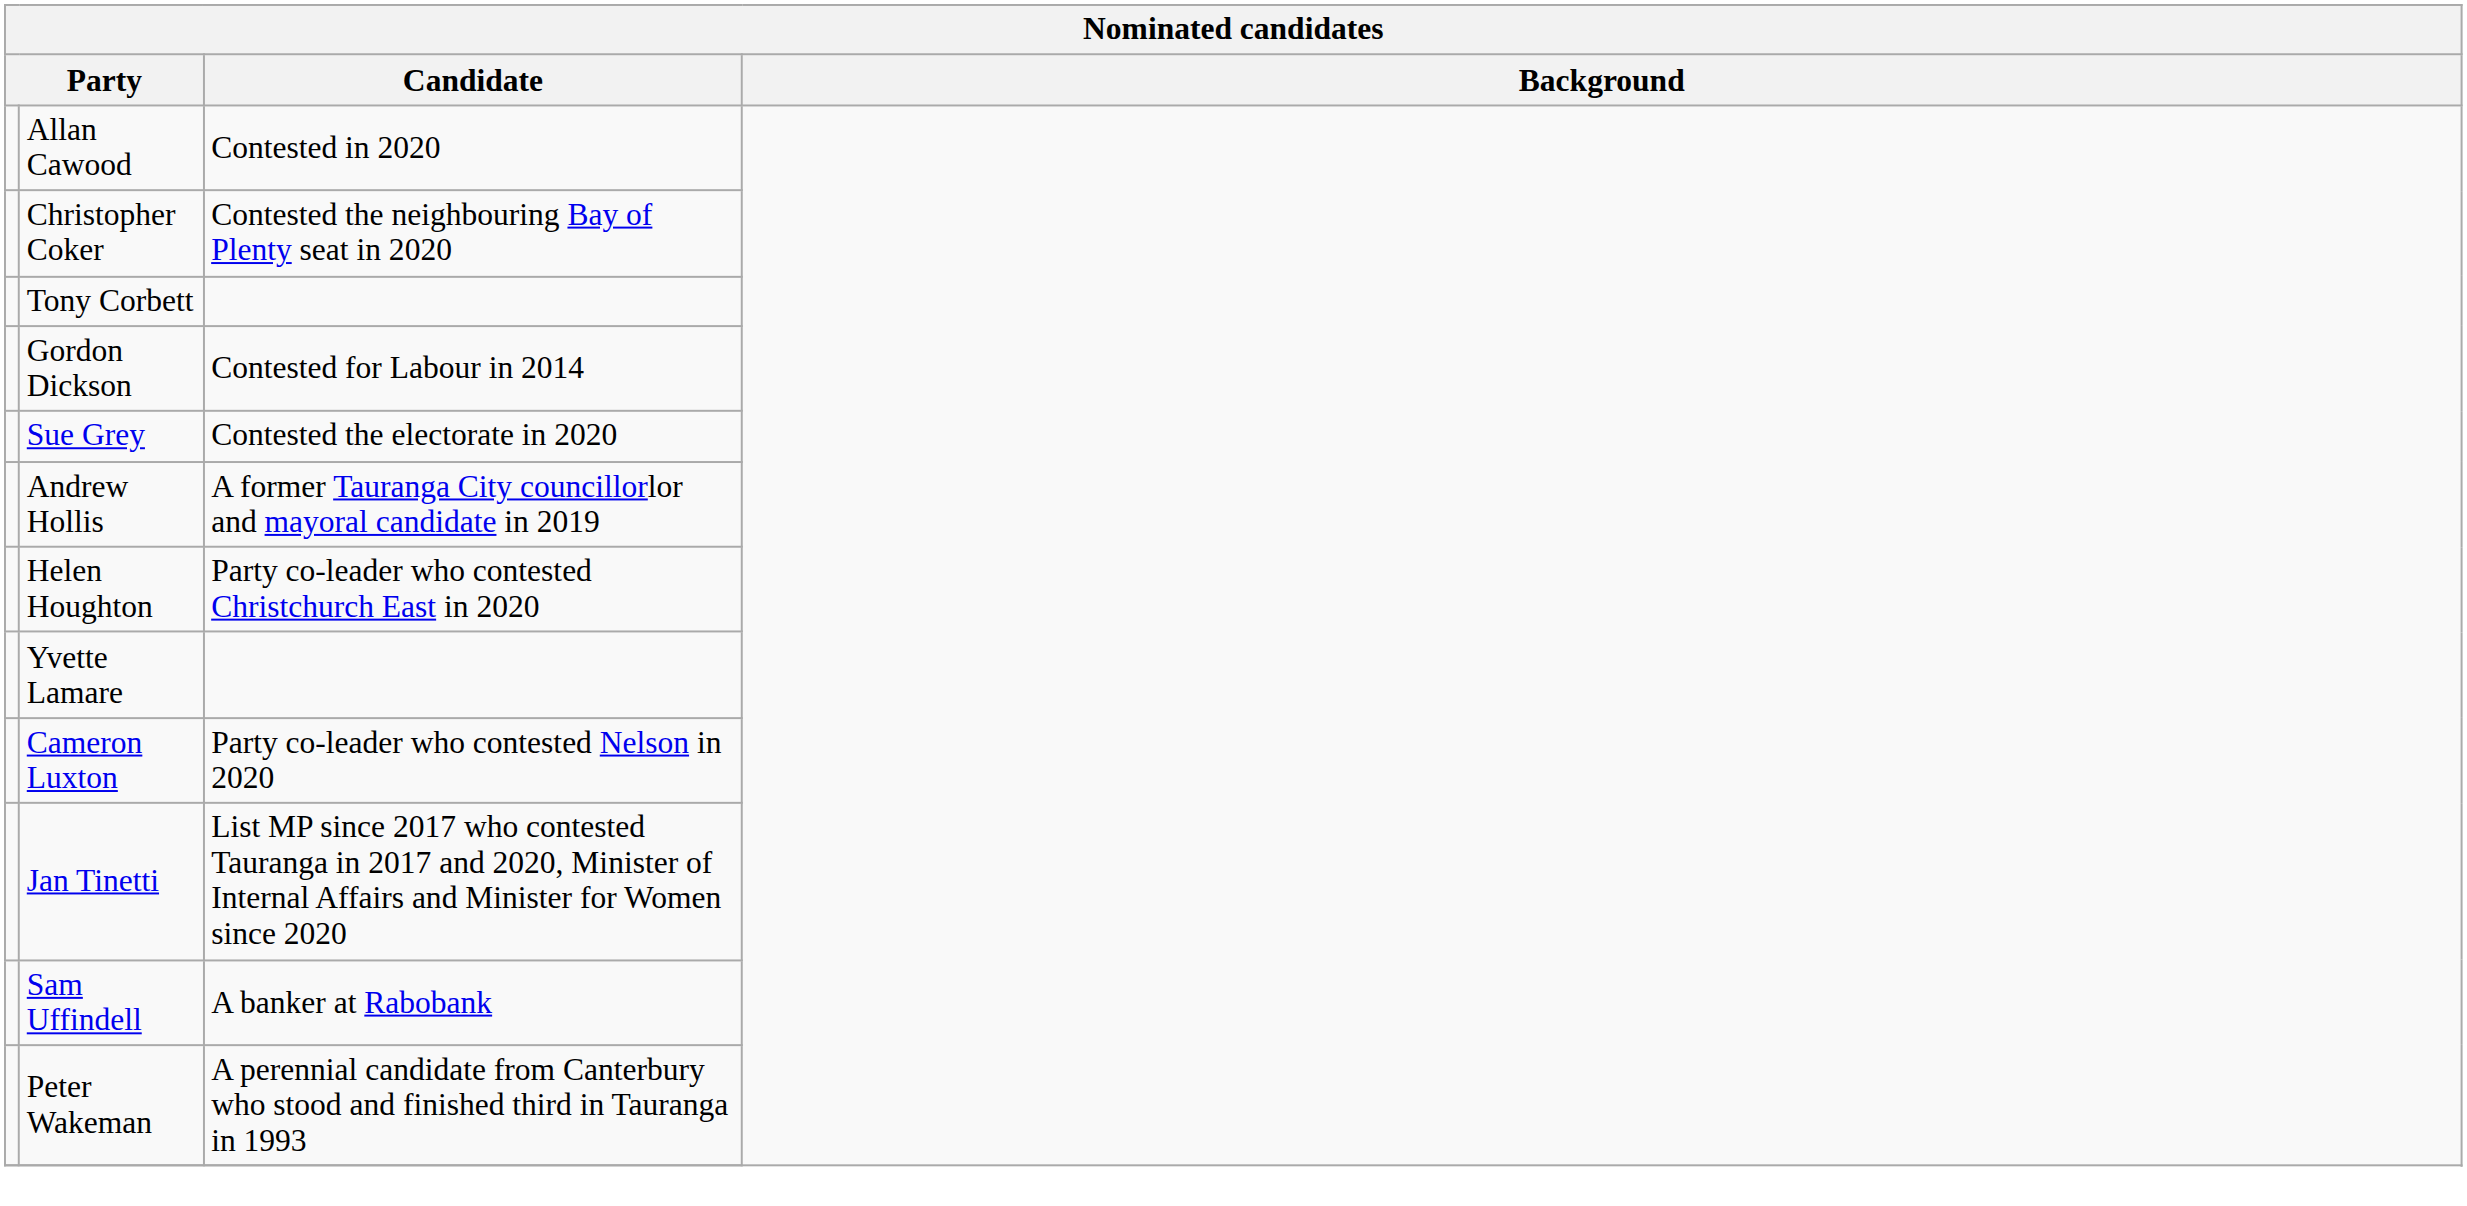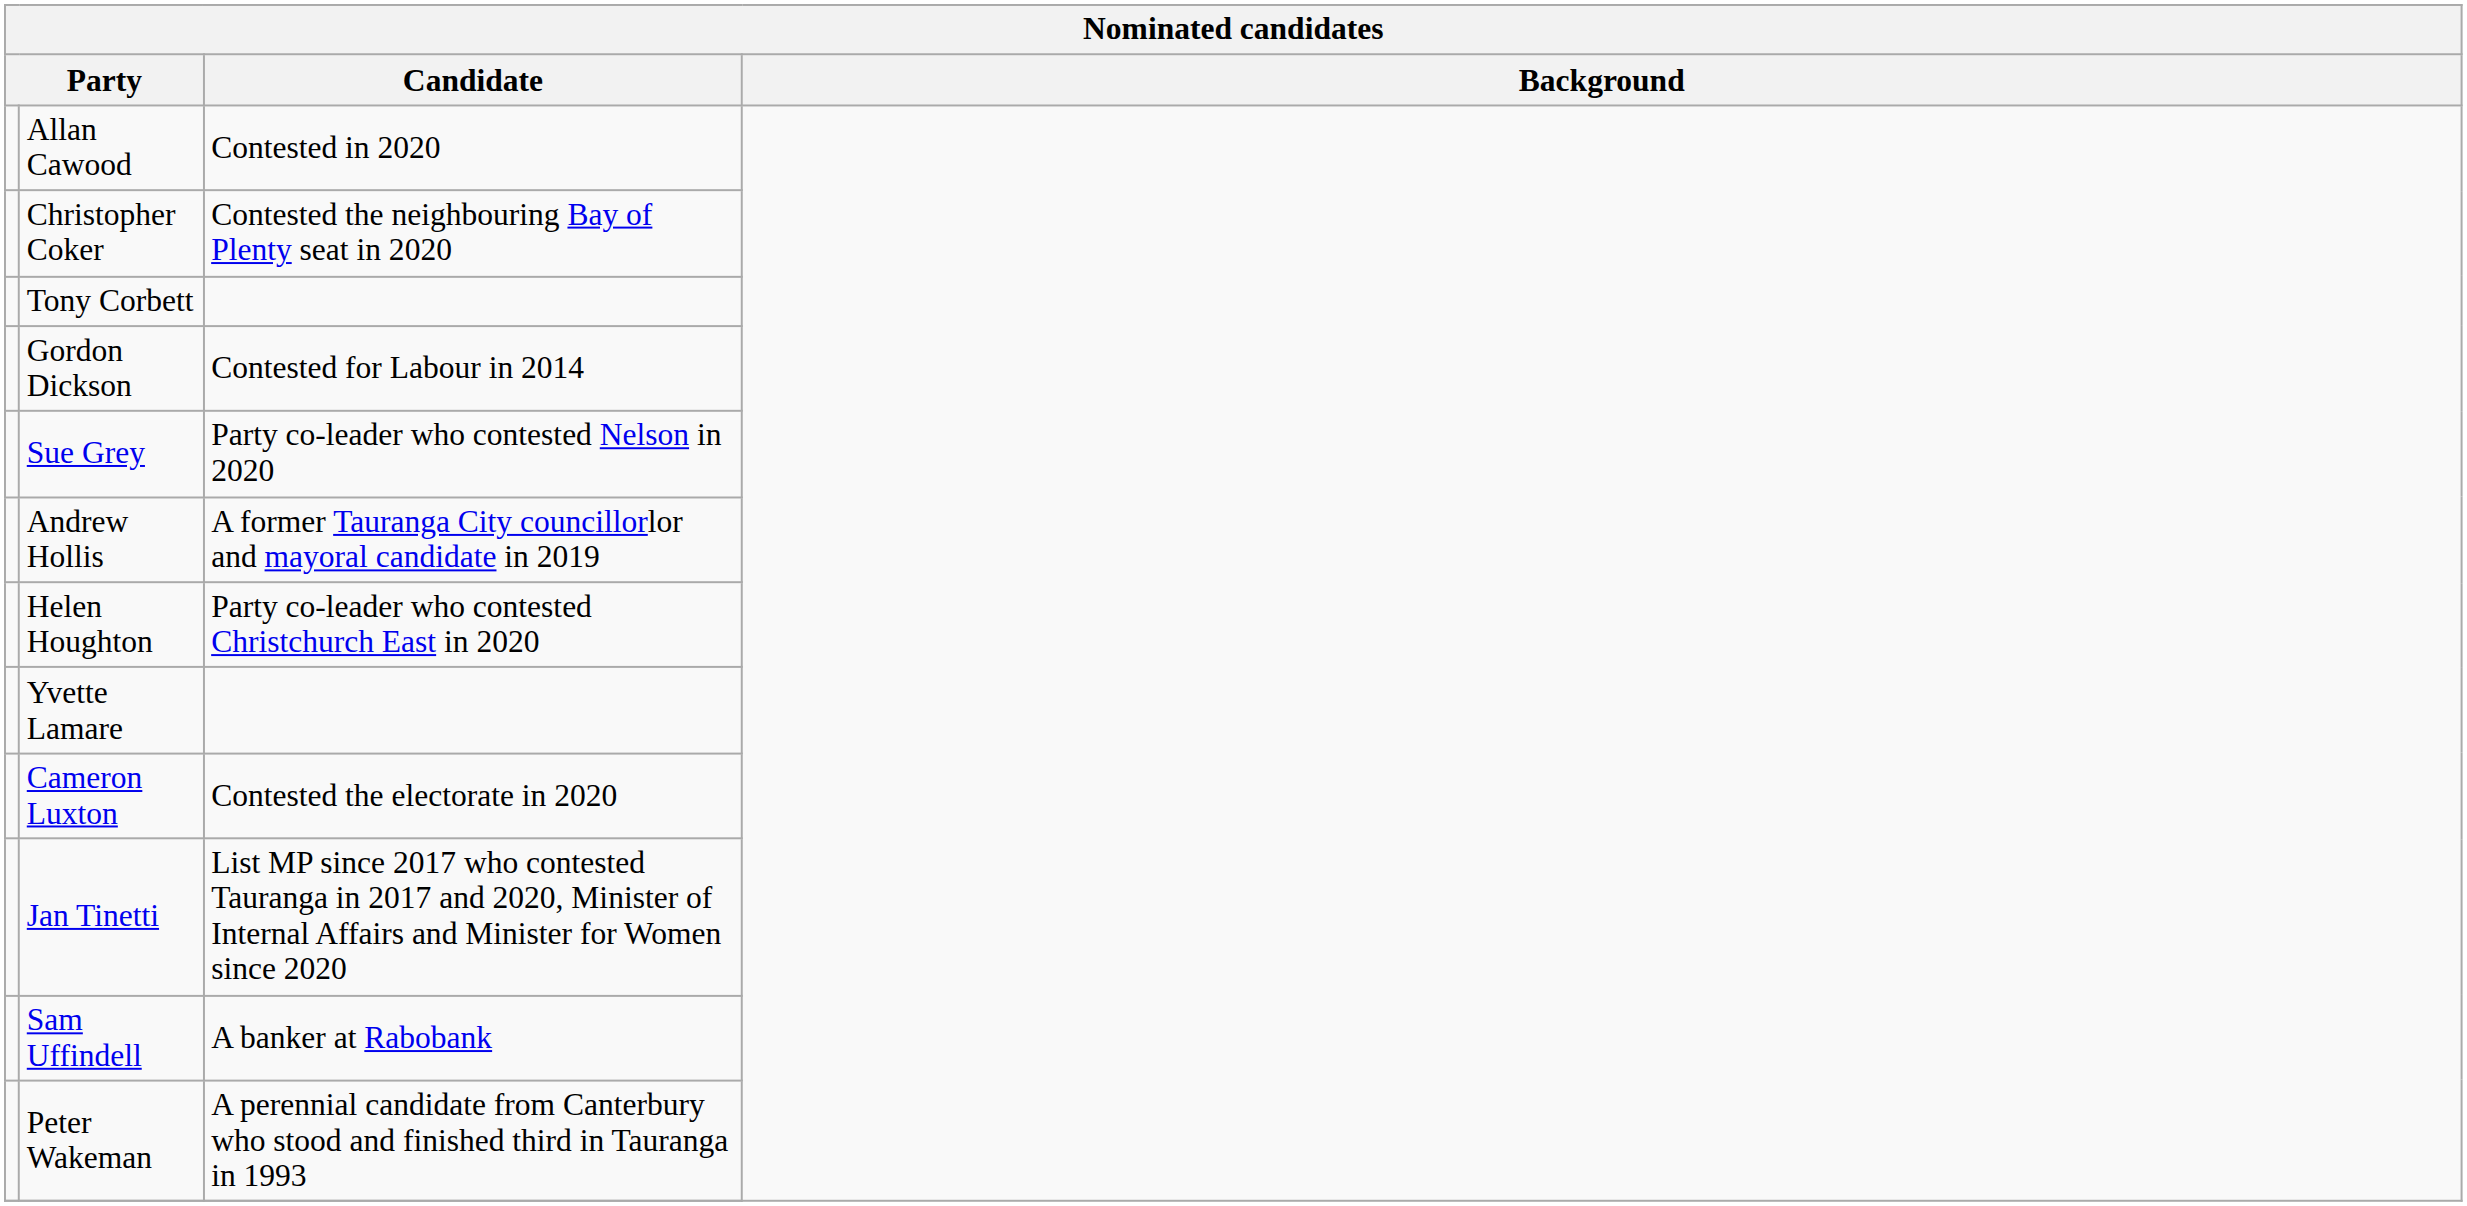(414, 435) Contested the electorate in 2020 -> (466, 453) Party co-leader who contested Nelson in 2020
(466, 759) Party co-leader who contested Nelson in 2020 -> (414, 795) Contested the electorate in 2020
